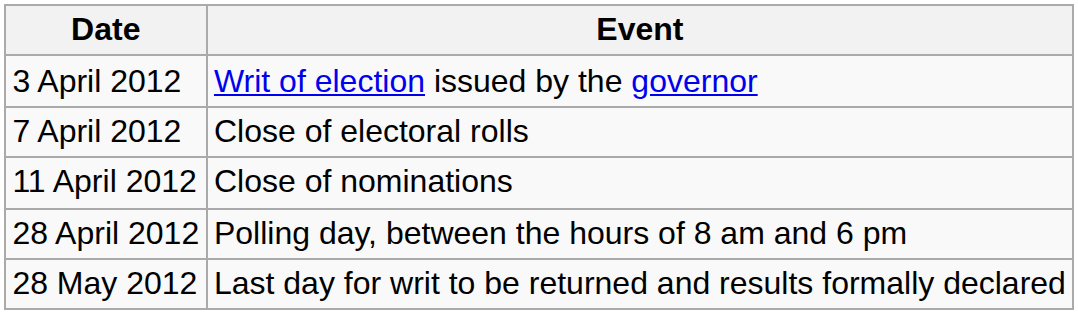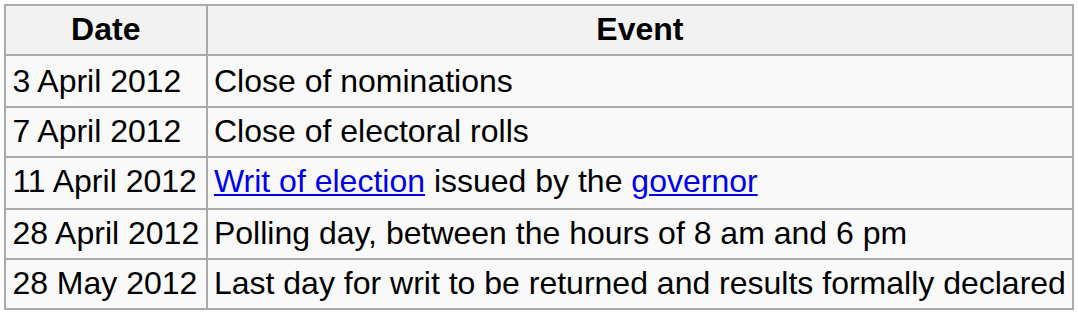(486, 80) Writ of election issued by the governor -> (363, 80) Close of nominations
(363, 182) Close of nominations -> (486, 182) Writ of election issued by the governor
